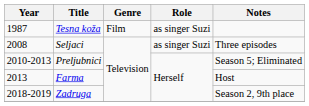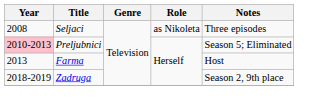- row: (78, 28)
(182, 45) as singer Suzi -> (177, 28) as Nikoleta
(29, 61) no background -> (29, 45) pink background
